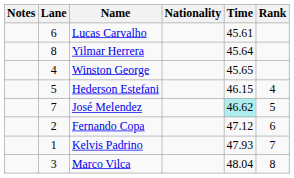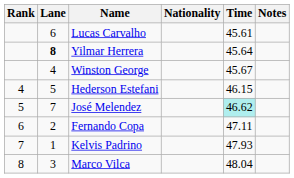columns swapped: (272, 13) <-> (21, 13)
(54, 51) normal -> (53, 51) bold
(240, 70) 45.65 -> (239, 70) 45.67
(240, 126) 47.12 -> (239, 126) 47.11
